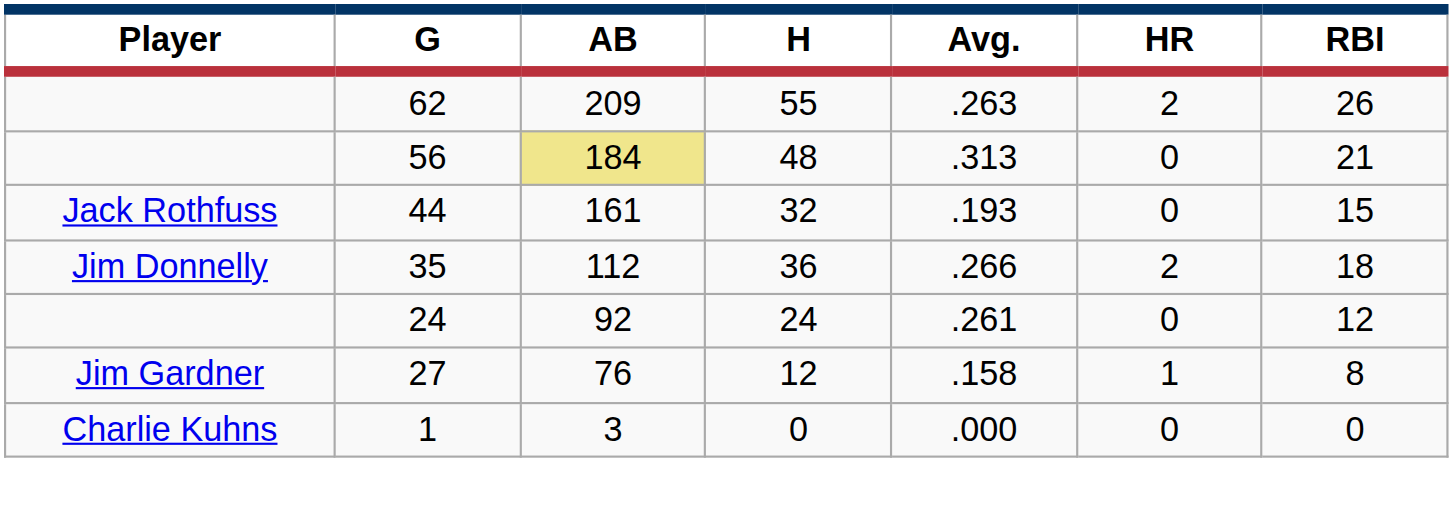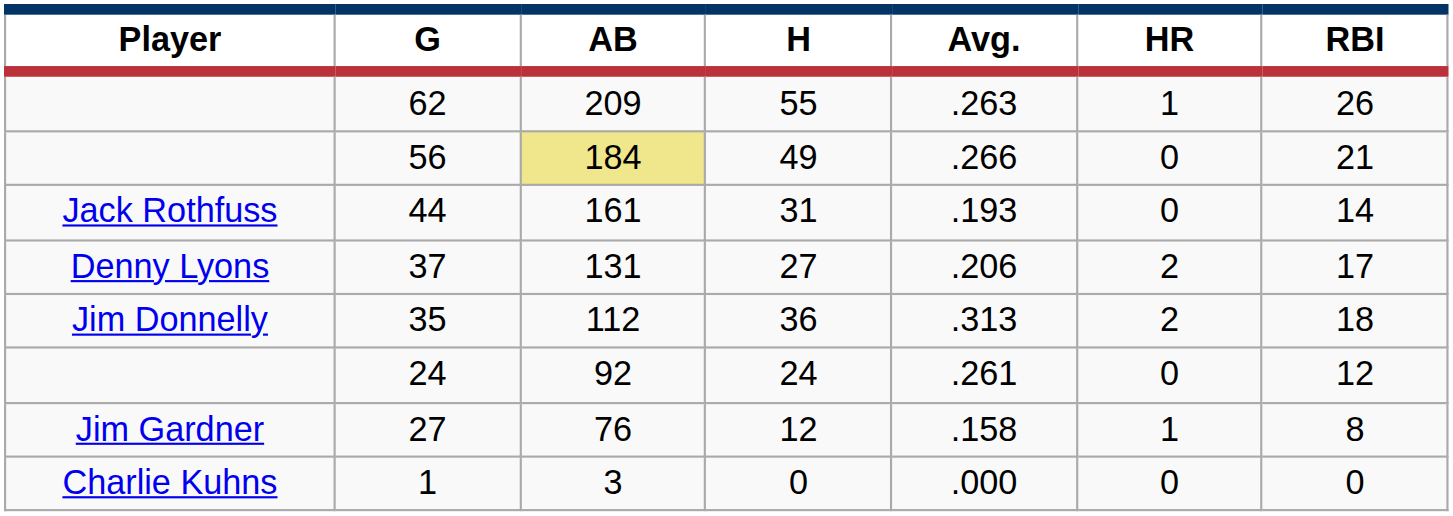(1169, 103) 2 -> (1169, 103) 1
(799, 157) 48 -> (799, 157) 49
(984, 157) .313 -> (984, 157) .266
(799, 211) 32 -> (799, 211) 31
(1355, 211) 15 -> (1355, 211) 14
+ row: (428, 265)
(984, 265) .266 -> (984, 320) .313
